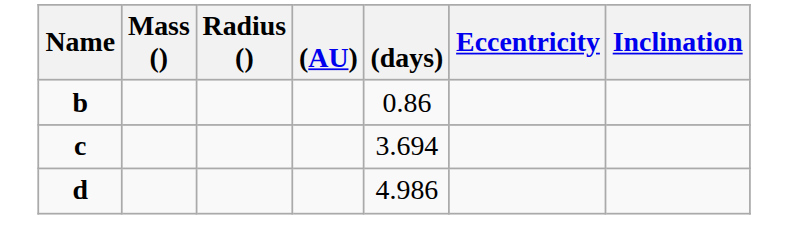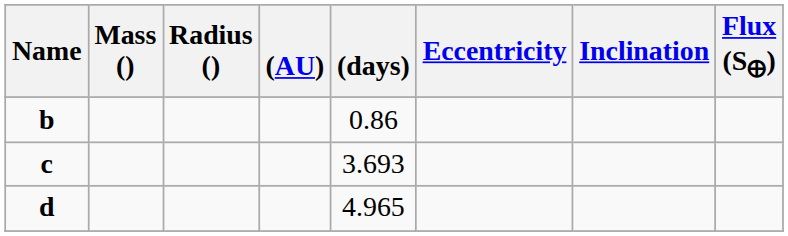+ column: (749, 47)
(407, 146) 3.694 -> (373, 163) 3.693
(407, 190) 4.986 -> (373, 207) 4.965
